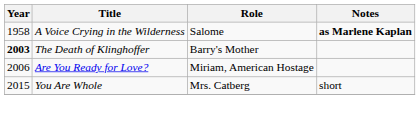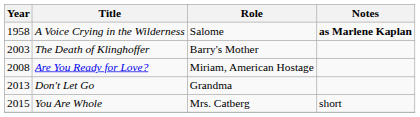(18, 49) bold -> (18, 49) normal
(18, 67) 2006 -> (18, 67) 2008
+ row: (65, 85)
